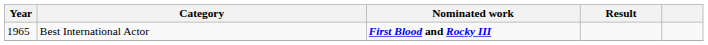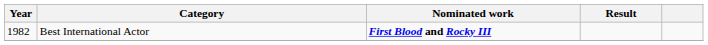(18, 31) 1965 -> (18, 31) 1982
